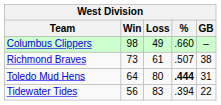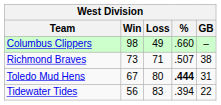(158, 60) 61 -> (158, 60) 71
(132, 76) 64 -> (132, 76) 67
